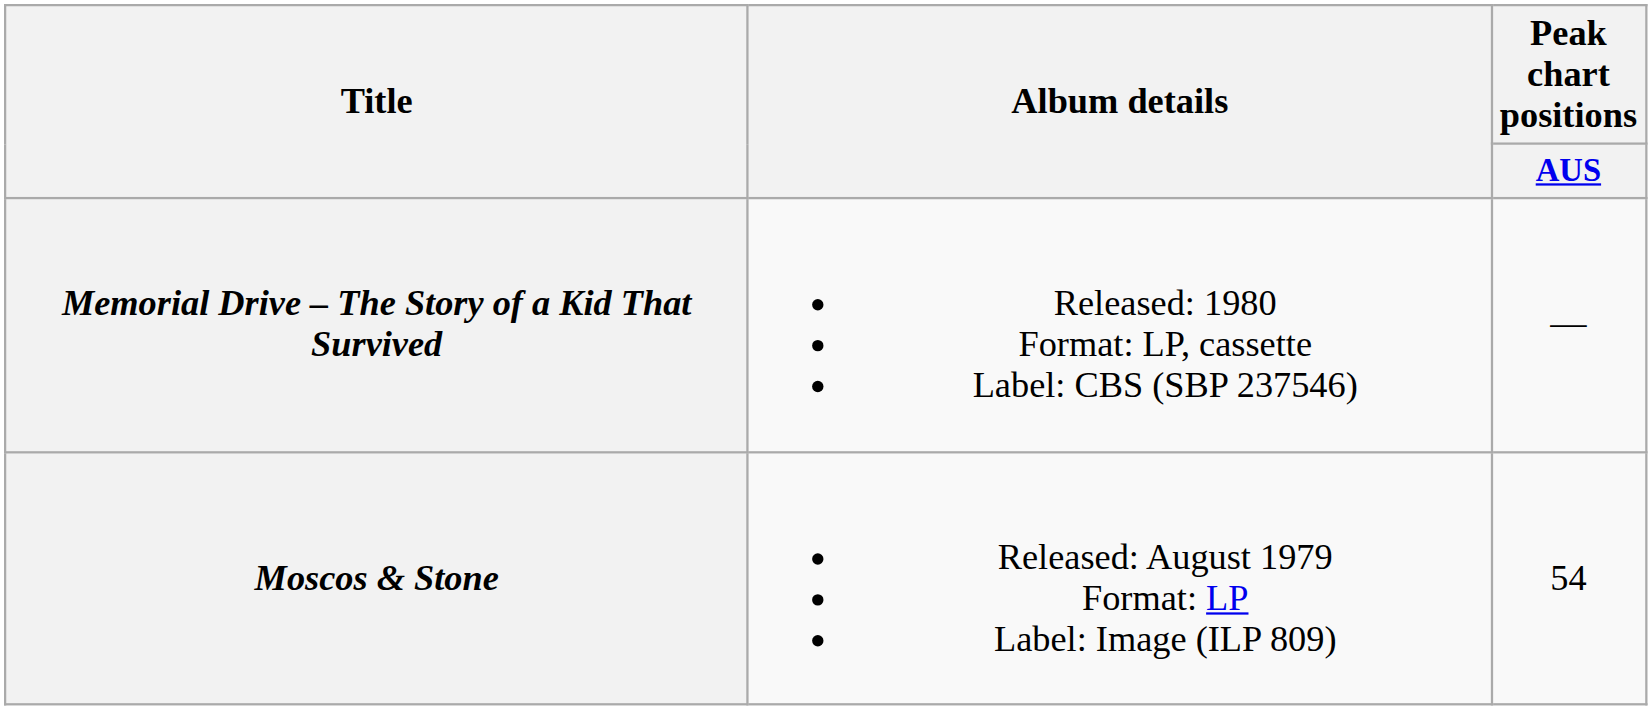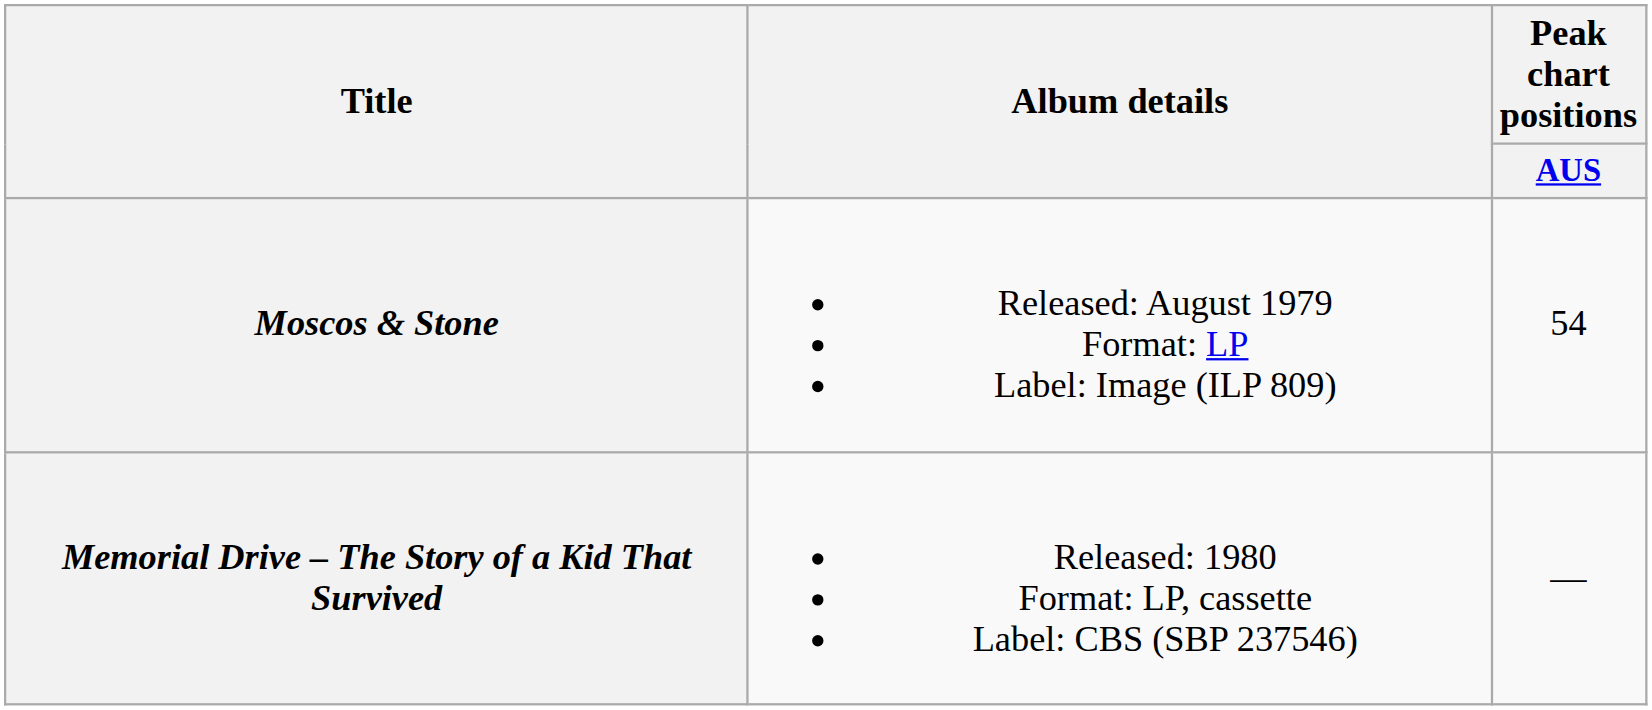rows swapped: (377, 576) <-> (377, 324)
